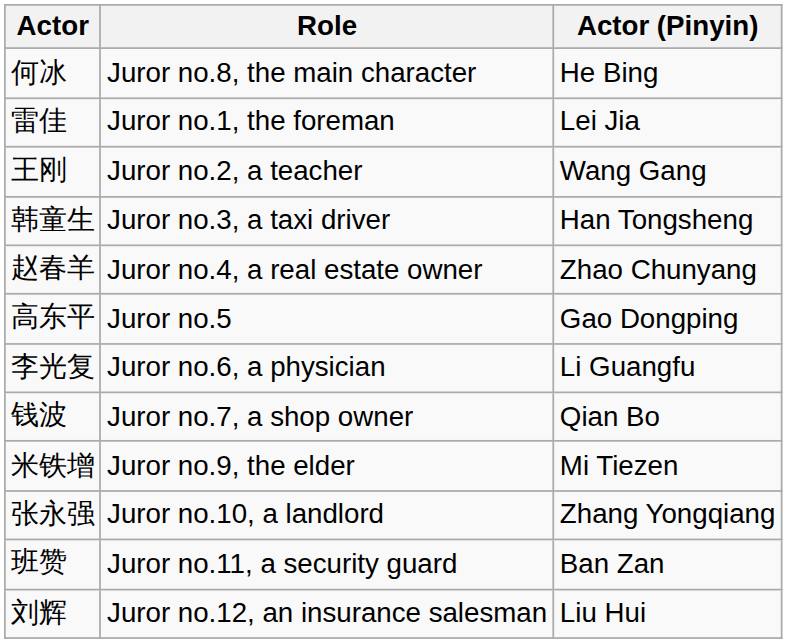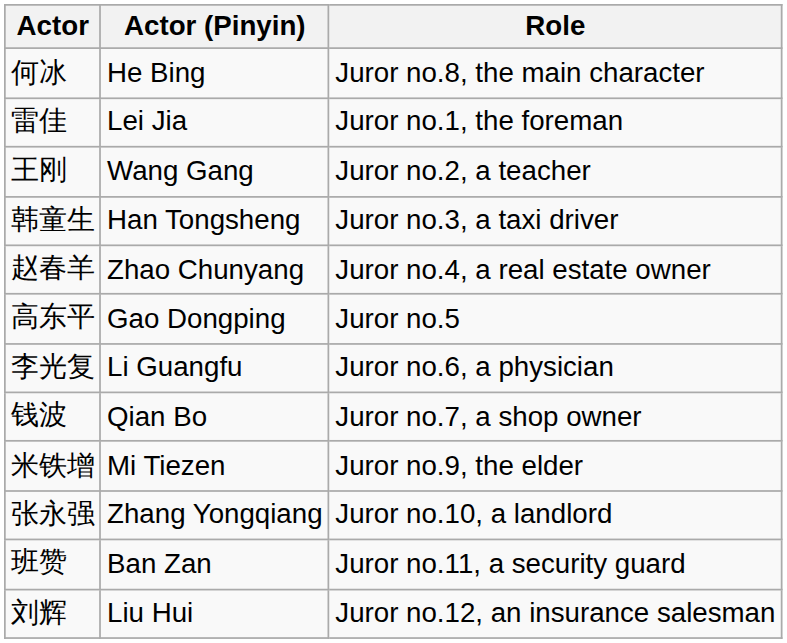columns swapped: (668, 26) <-> (327, 26)
